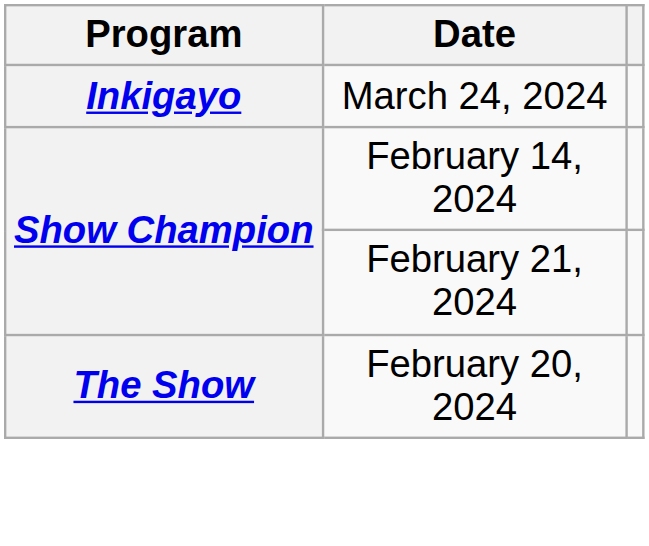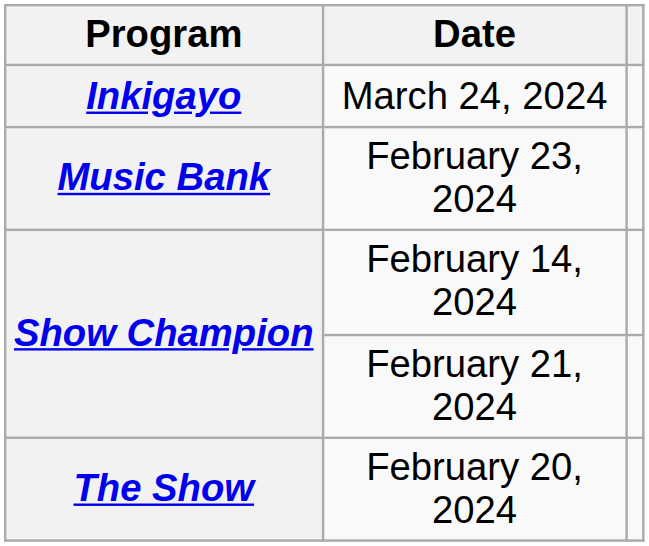+ row: (475, 177)
